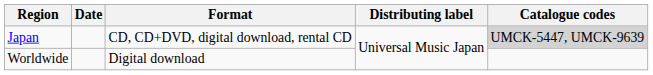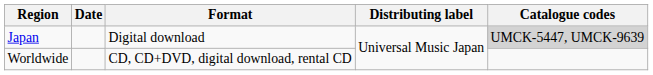(230, 37) CD, CD+DVD, digital download, rental CD -> (157, 37) Digital download
(157, 59) Digital download -> (230, 59) CD, CD+DVD, digital download, rental CD
